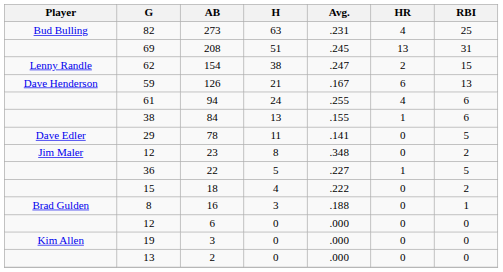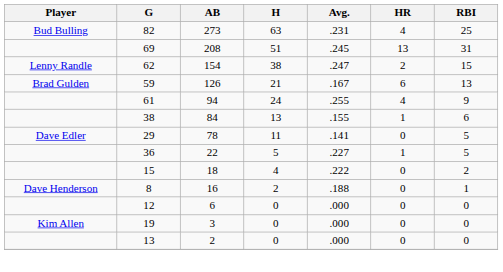(61, 83) Dave Henderson -> (61, 83) Brad Gulden
(466, 100) 6 -> (466, 100) 9
- row: (212, 153)
(61, 205) Brad Gulden -> (61, 188) Dave Henderson
(276, 205) 3 -> (276, 188) 2
